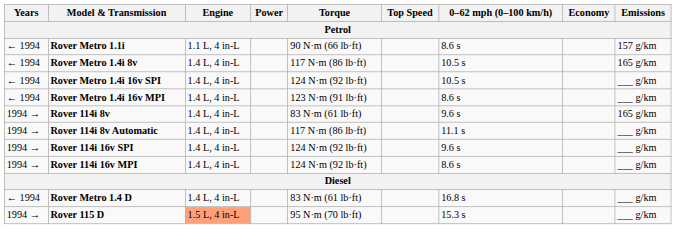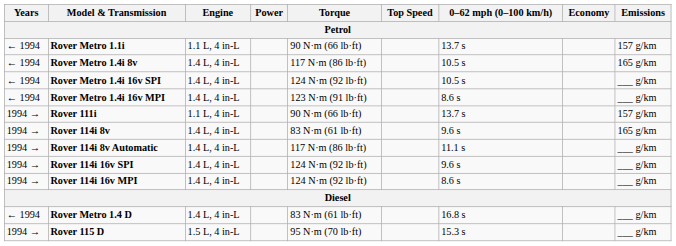(451, 47) 8.6 s -> (453, 47) 13.7 s
+ row: (73, 114)
(214, 215) lightsalmon background -> (214, 232) no background
